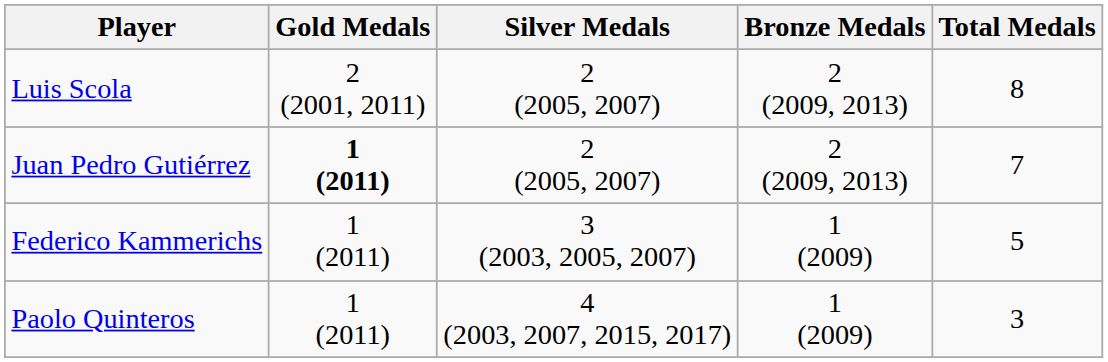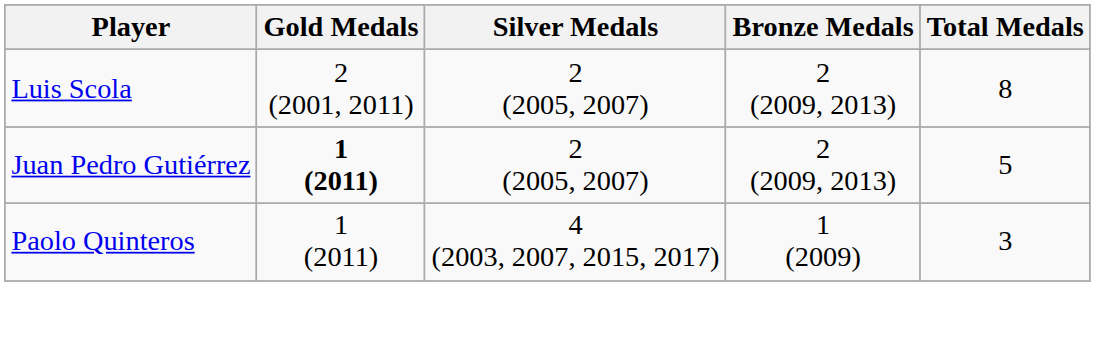(1017, 164) 7 -> (1005, 164) 5
- row: (137, 241)
